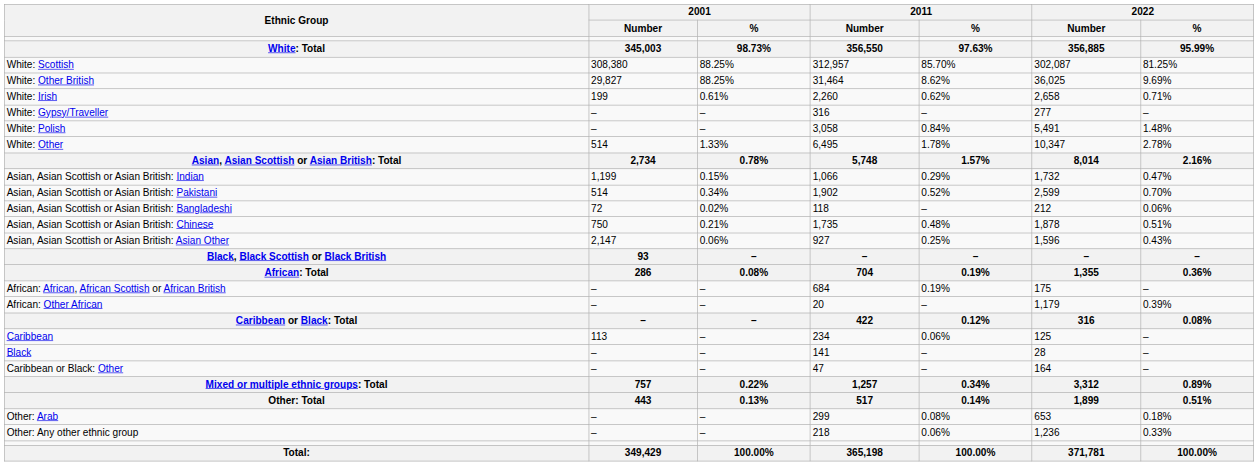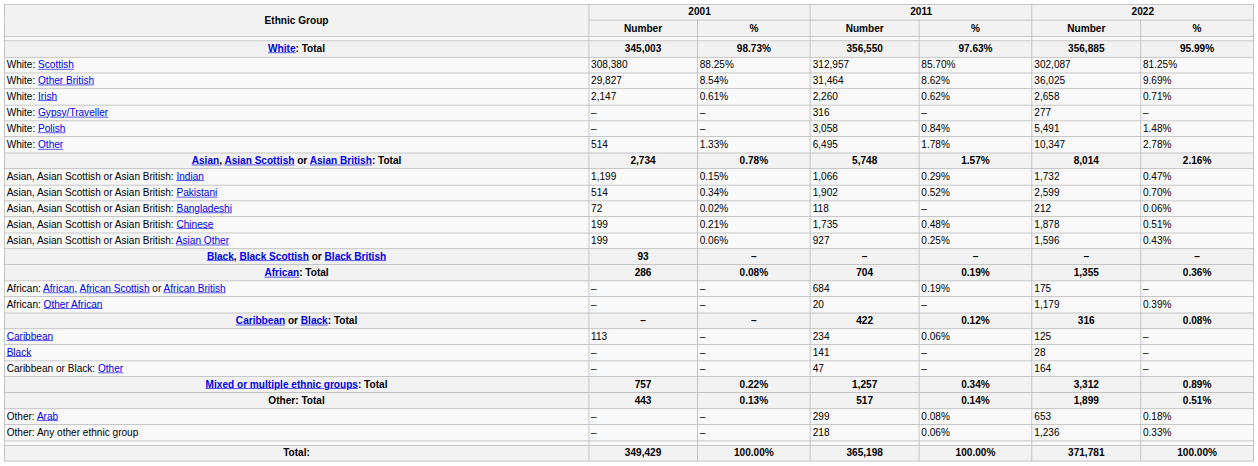(717, 81) 88.25% -> (714, 81) 8.54%
(599, 97) 199 -> (604, 97) 2,147
(599, 224) 750 -> (599, 224) 199
(604, 240) 2,147 -> (599, 240) 199
